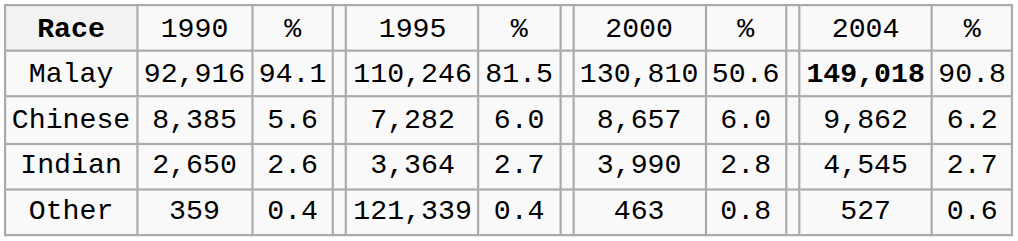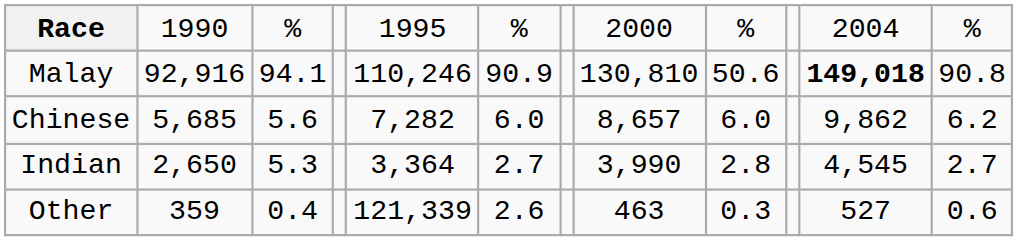(519, 74) 81.5 -> (519, 74) 90.9
(195, 120) 8,385 -> (195, 120) 5,685
(293, 166) 2.6 -> (293, 166) 5.3
(519, 212) 0.4 -> (519, 212) 2.6
(746, 212) 0.8 -> (746, 212) 0.3
